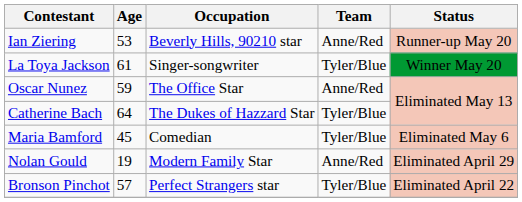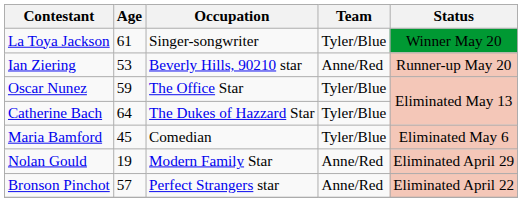rows swapped: (59, 64) <-> (42, 40)
(352, 88) Anne/Red -> (354, 88) Tyler/Blue
(354, 185) Tyler/Blue -> (352, 185) Anne/Red
